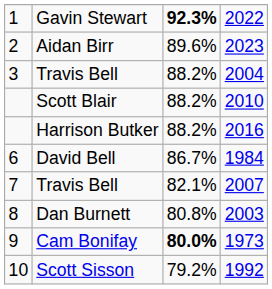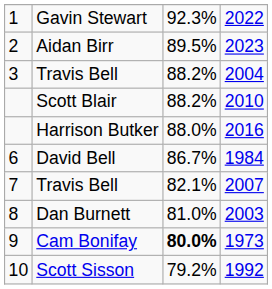(192, 18) bold -> (192, 18) normal
(192, 46) 89.6% -> (192, 46) 89.5%
(192, 130) 88.2% -> (192, 130) 88.0%
(192, 213) 80.8% -> (192, 213) 81.0%
